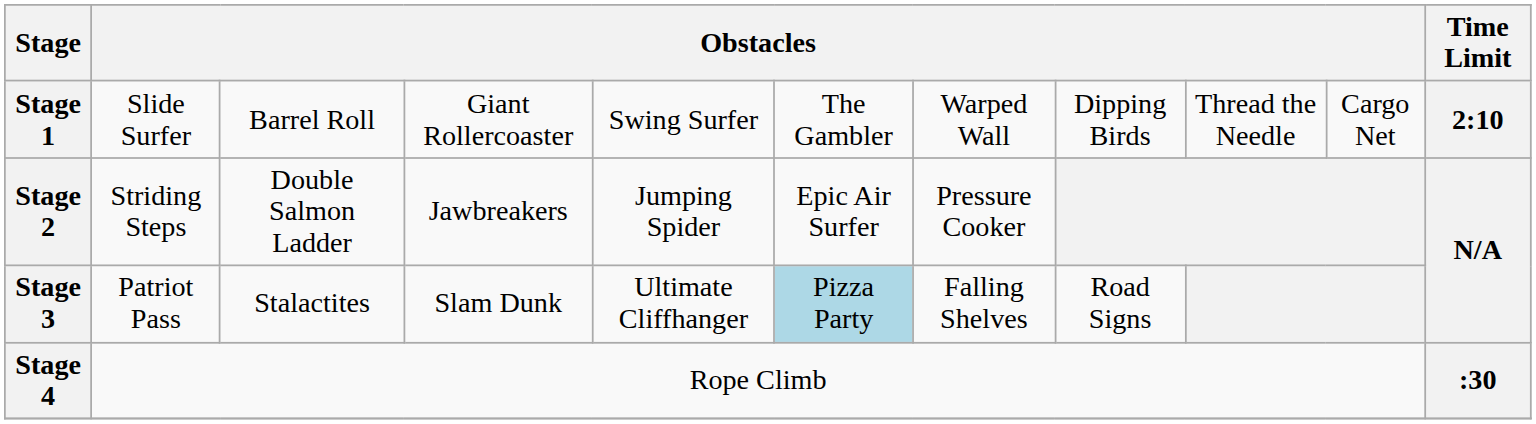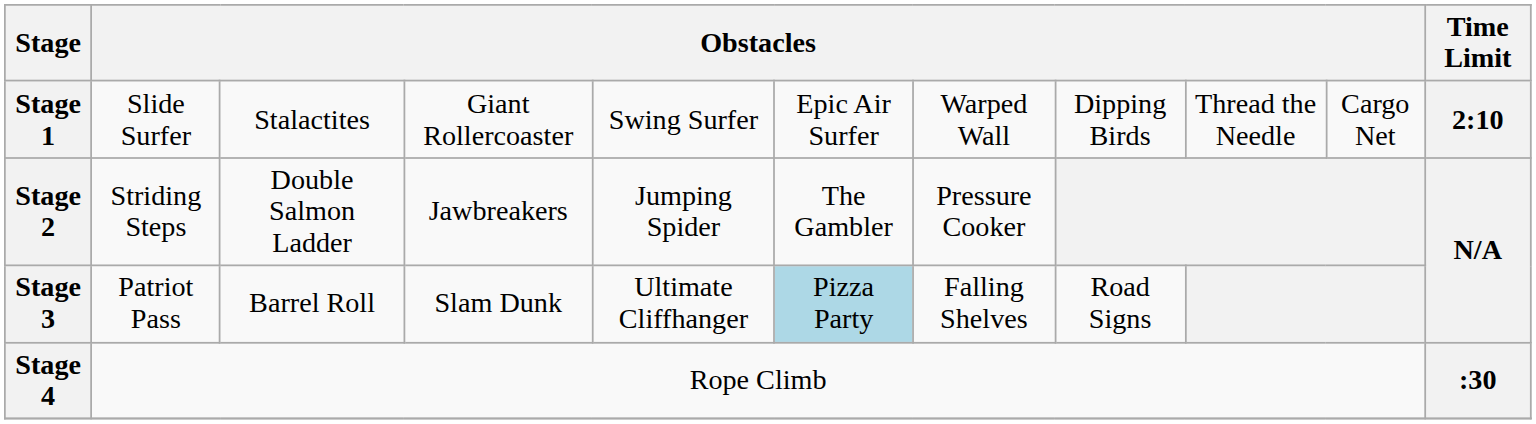(312, 119) Barrel Roll -> (312, 119) Stalactites
(844, 119) The Gambler -> (844, 119) Epic Air Surfer
(844, 211) Epic Air Surfer -> (844, 211) The Gambler
(312, 303) Stalactites -> (312, 303) Barrel Roll
